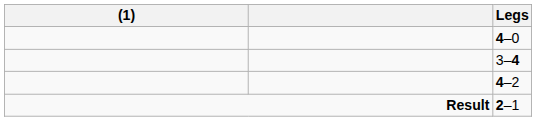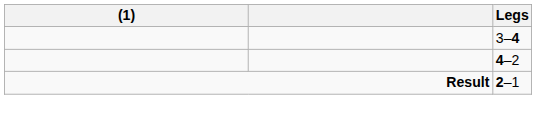- row: (508, 37)
